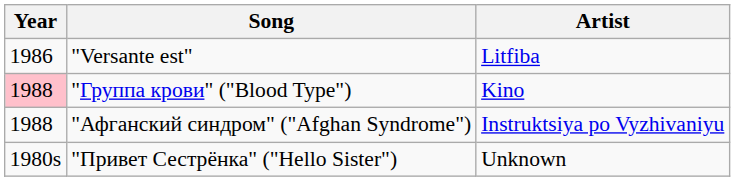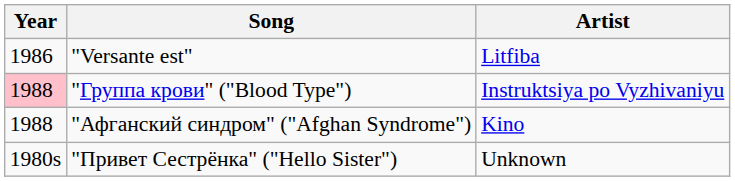(503, 90) Kino -> (603, 90) Instruktsiya po Vyzhivaniyu
(603, 124) Instruktsiya po Vyzhivaniyu -> (503, 124) Kino
